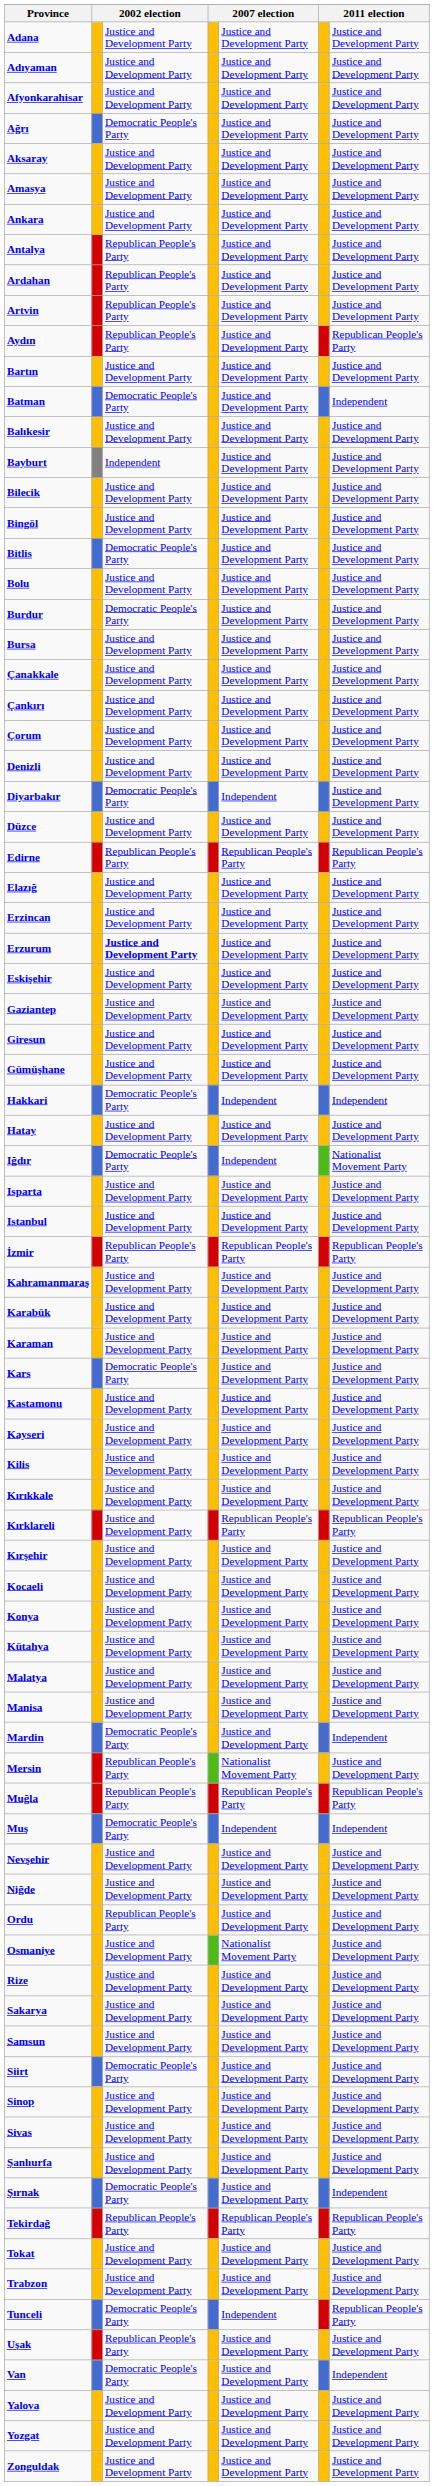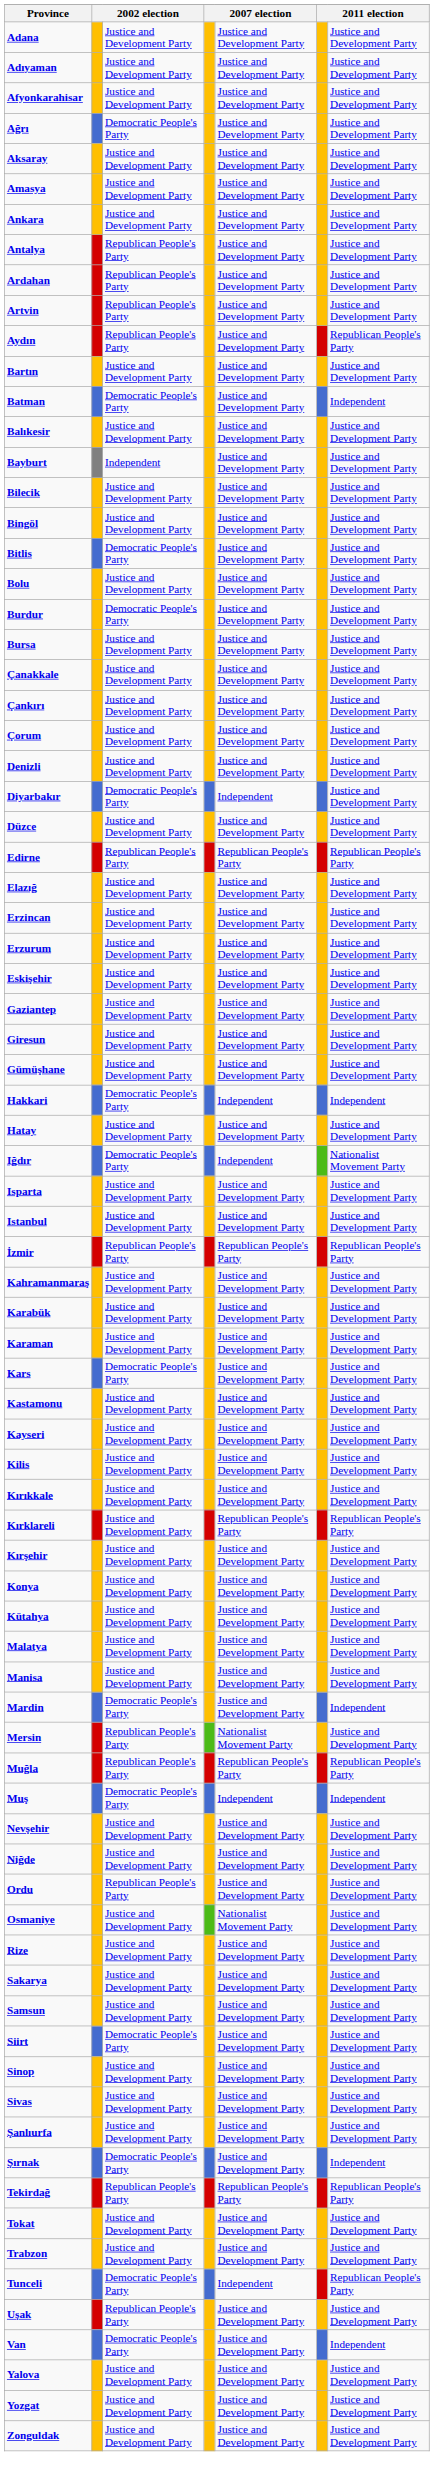(151, 948) bold -> (148, 948) normal
- row: (25, 1585)
